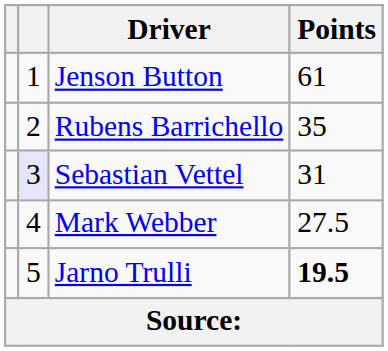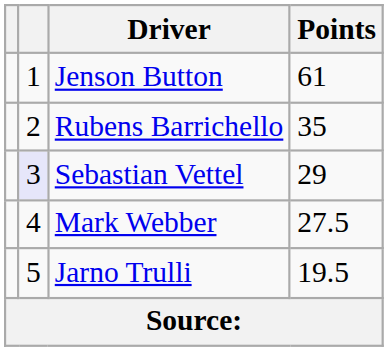(312, 174) 31 -> (312, 174) 29
(323, 271) bold -> (323, 271) normal
